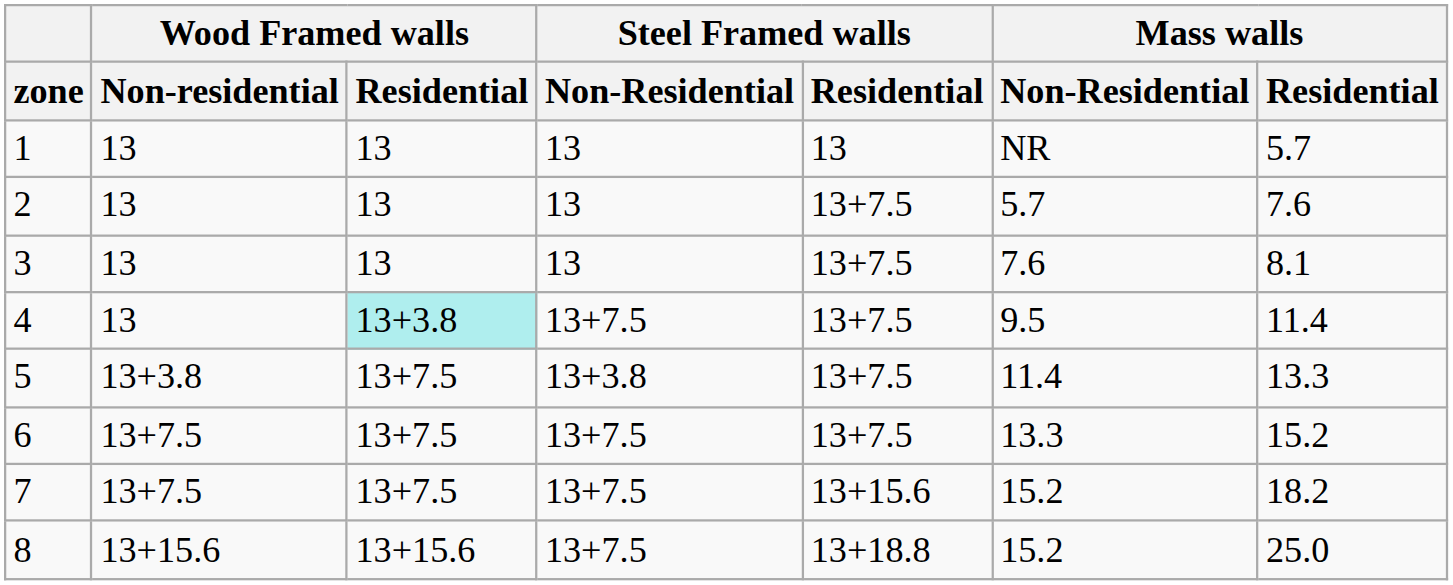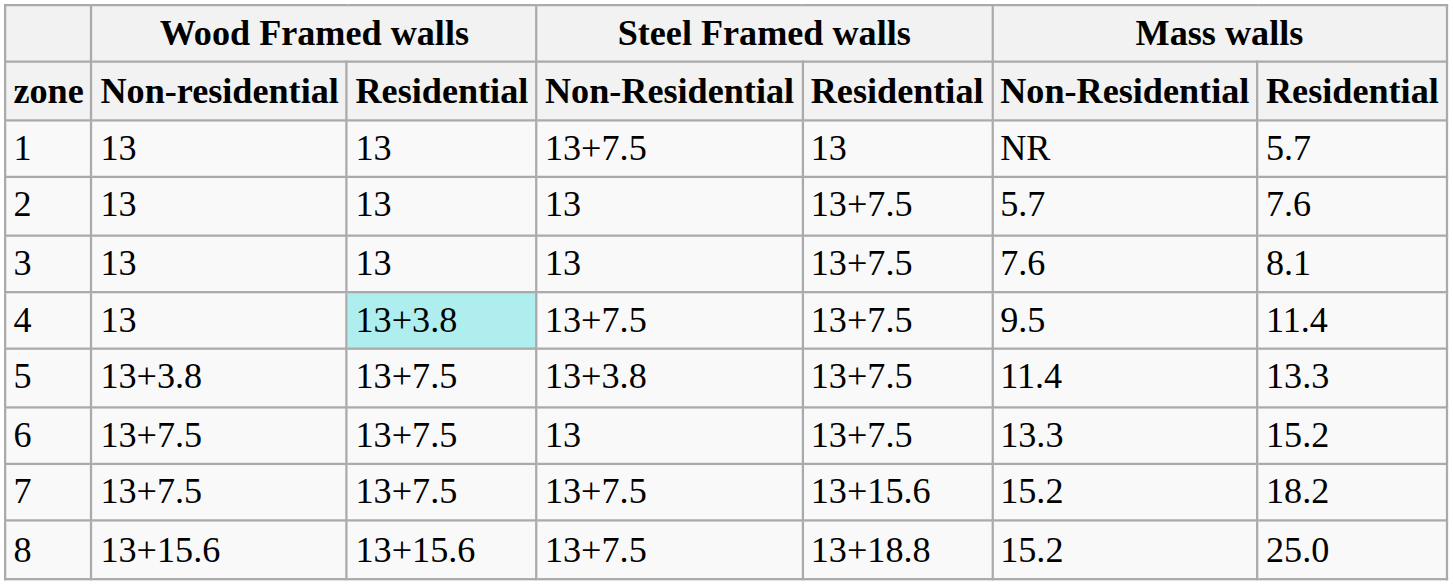(563, 147) 13 -> (596, 147) 13+7.5
(596, 434) 13+7.5 -> (563, 434) 13
